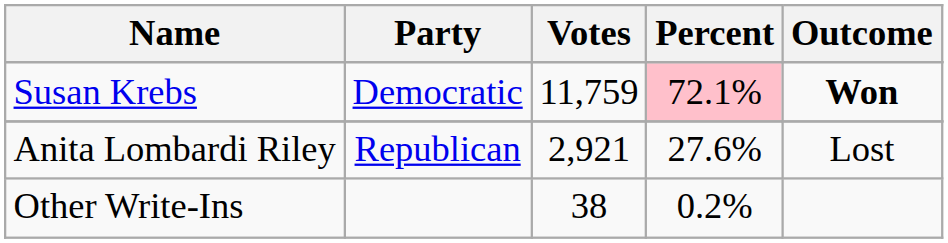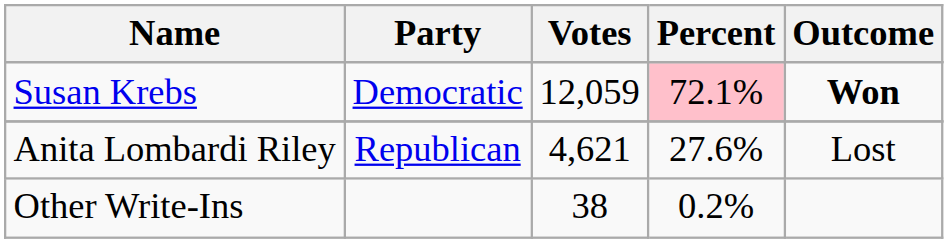(589, 91) 11,759 -> (590, 91) 12,059
(589, 149) 2,921 -> (590, 149) 4,621
